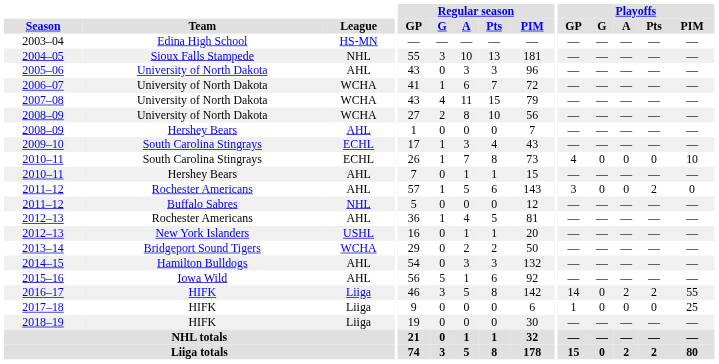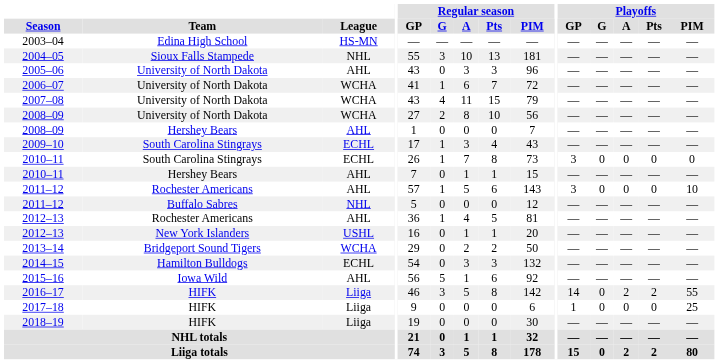(574, 159) 4 -> (574, 159) 3
(692, 159) 10 -> (692, 159) 0
(654, 189) 2 -> (654, 189) 0
(692, 189) 0 -> (692, 189) 10
(359, 263) AHL -> (359, 263) ECHL
